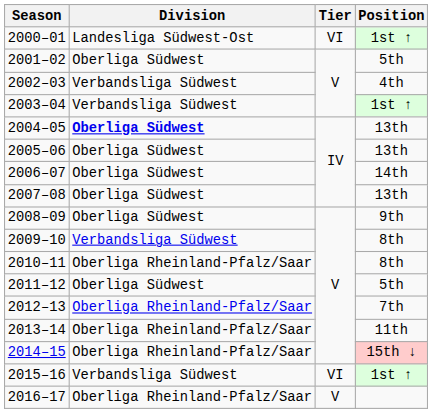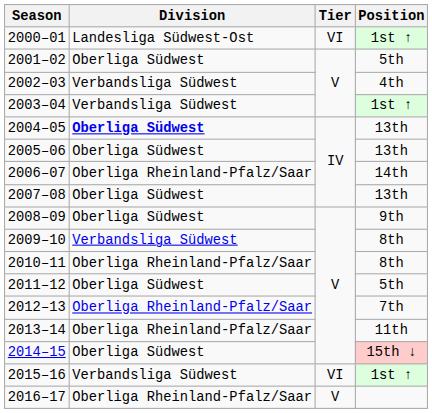(138, 173) Oberliga Südwest -> (192, 173) Oberliga Rheinland-Pfalz/Saar
(192, 353) Oberliga Rheinland-Pfalz/Saar -> (138, 353) Oberliga Südwest
